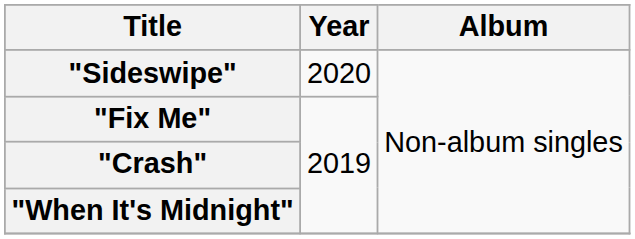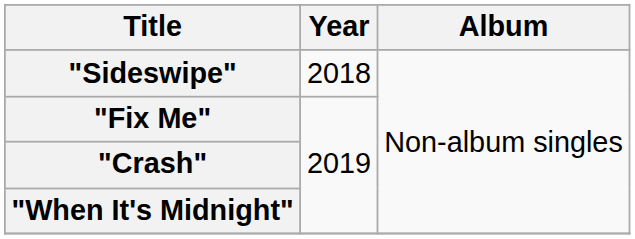(339, 73) 2020 -> (339, 73) 2018
